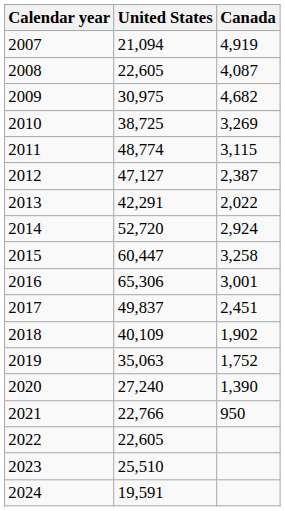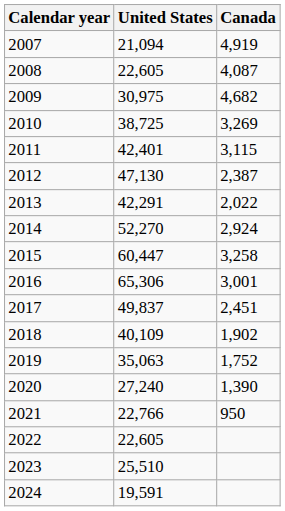(141, 149) 48,774 -> (141, 149) 42,401
(141, 176) 47,127 -> (141, 176) 47,130
(141, 228) 52,720 -> (141, 228) 52,270
